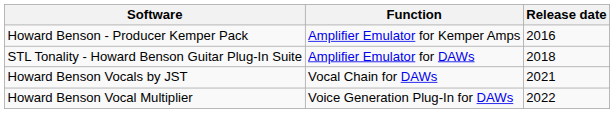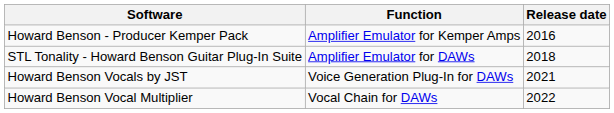(373, 77) Vocal Chain for DAWs -> (411, 77) Voice Generation Plug-In for DAWs
(411, 98) Voice Generation Plug-In for DAWs -> (373, 98) Vocal Chain for DAWs
